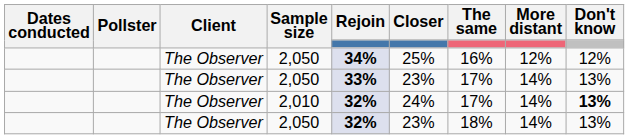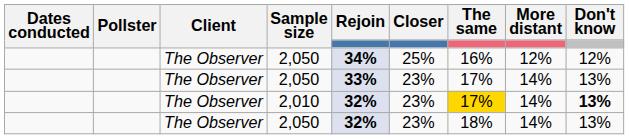(418, 101) 24% -> (418, 101) 23%
(476, 101) no background -> (476, 101) gold background
